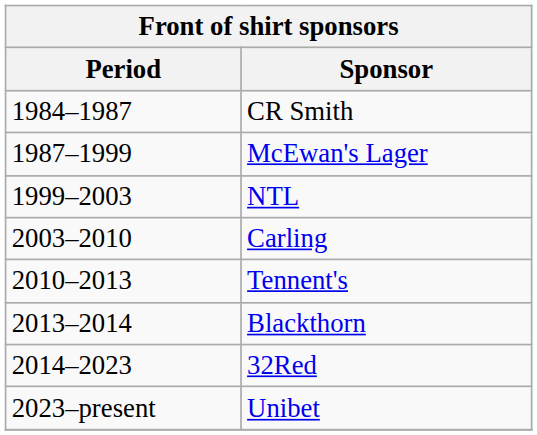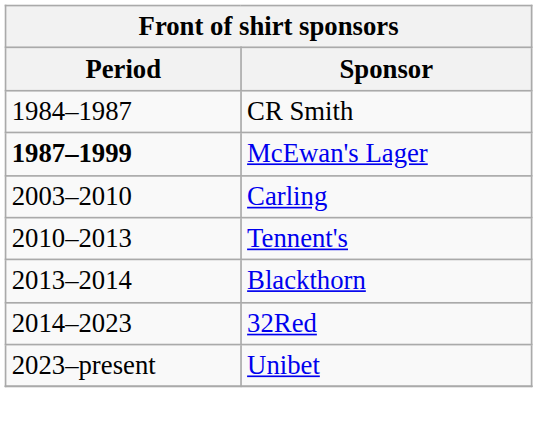(72, 153) normal -> (72, 153) bold
- row: (273, 195)
